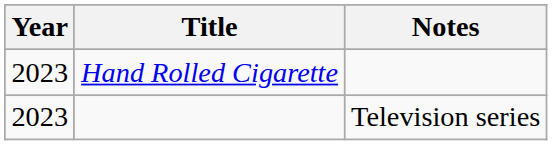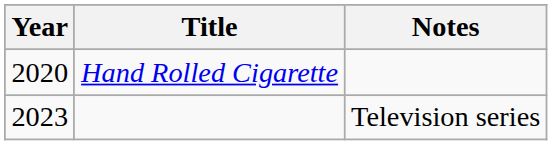(40, 71) 2023 -> (40, 71) 2020
